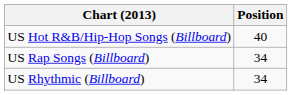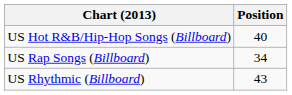(260, 79) 34 -> (260, 79) 43
